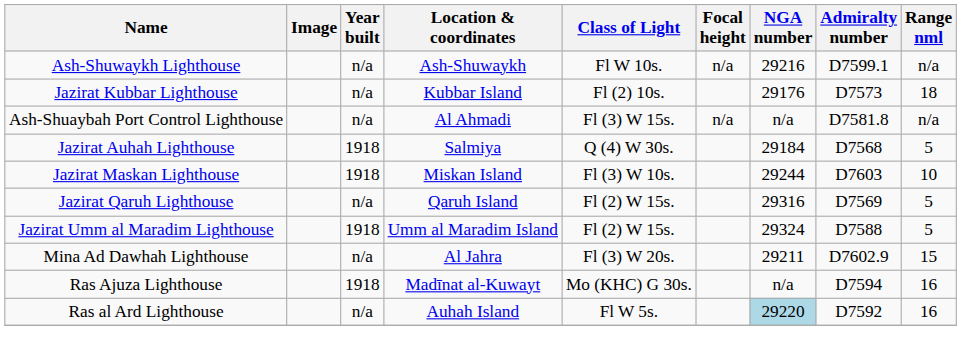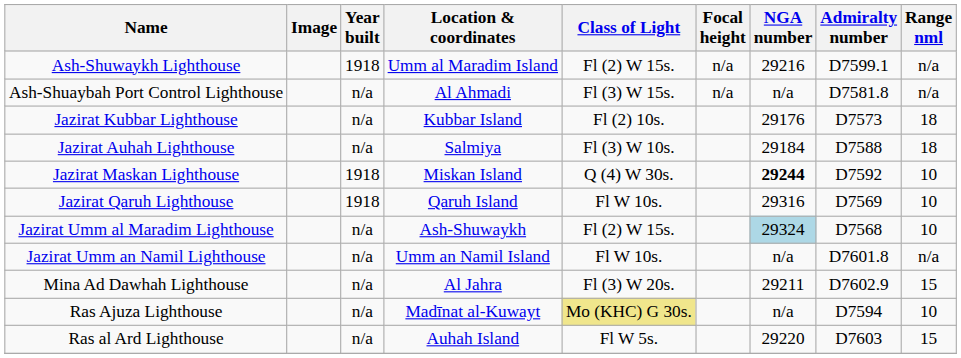(362, 65) n/a -> (362, 65) 1918
(473, 65) Ash-Shuwaykh -> (473, 65) Umm al Maradim Island
(629, 65) Fl W 10s. -> (629, 65) Fl (2) W 15s.
rows swapped: (146, 119) <-> (146, 92)
(362, 147) 1918 -> (362, 147) n/a
(629, 147) Q (4) W 30s. -> (629, 147) Fl (3) W 10s.
(859, 147) D7568 -> (859, 147) D7588
(929, 147) 5 -> (929, 147) 18
(629, 174) Fl (3) W 10s. -> (629, 174) Q (4) W 30s.
(783, 174) normal -> (783, 174) bold
(859, 174) D7603 -> (859, 174) D7592
(362, 202) n/a -> (362, 202) 1918
(629, 202) Fl (2) W 15s. -> (629, 202) Fl W 10s.
(929, 202) 5 -> (929, 202) 10
(362, 229) 1918 -> (362, 229) n/a
(473, 229) Umm al Maradim Island -> (473, 229) Ash-Shuwaykh
(783, 229) no background -> (783, 229) lightblue background
(859, 229) D7588 -> (859, 229) D7568
(929, 229) 5 -> (929, 229) 10
+ row: (146, 256)
(362, 284) 1918 -> (362, 311) n/a
(629, 284) no background -> (629, 311) khaki background
(929, 284) 16 -> (929, 311) 10
(783, 311) lightblue background -> (783, 339) no background
(859, 311) D7592 -> (859, 339) D7603
(929, 311) 16 -> (929, 339) 15
